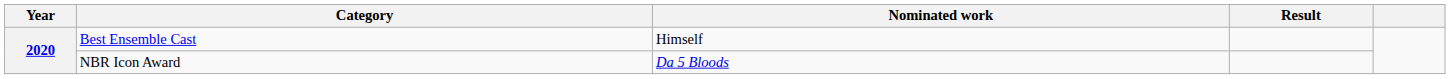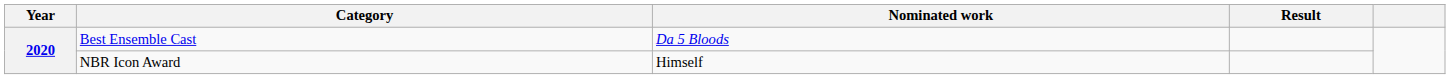(679, 39) Himself -> (692, 39) Da 5 Bloods
(692, 62) Da 5 Bloods -> (679, 62) Himself
